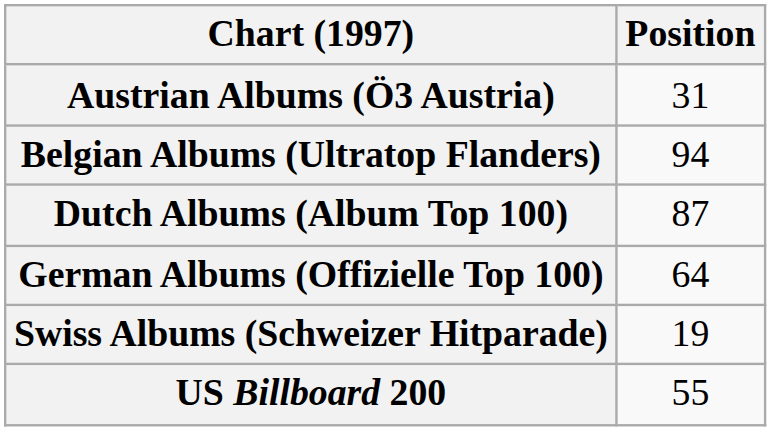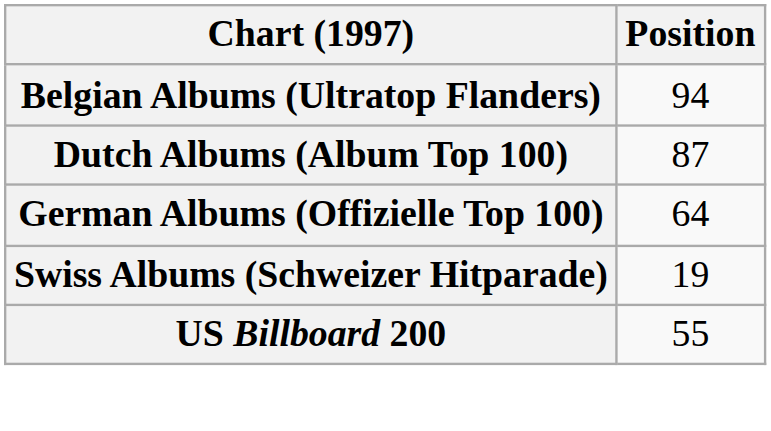- row: (311, 94)
